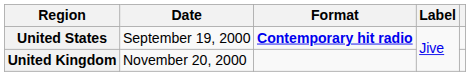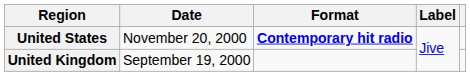(187, 37) September 19, 2000 -> (185, 37) November 20, 2000
(185, 60) November 20, 2000 -> (187, 60) September 19, 2000
